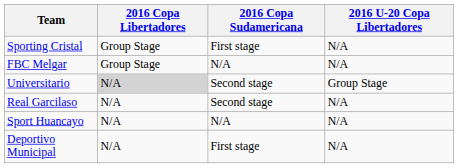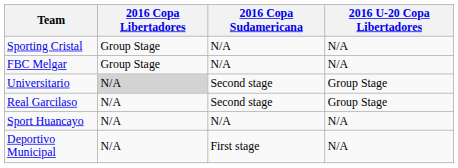(235, 45) First stage -> (221, 45) N/A
(338, 102) N/A -> (357, 102) Group Stage
